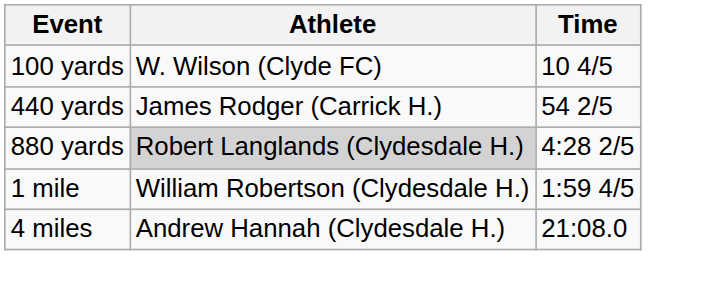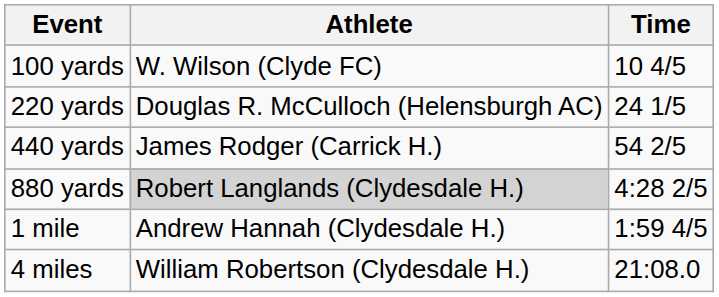+ row: (67, 106)
(333, 188) William Robertson (Clydesdale H.) -> (320, 229) Andrew Hannah (Clydesdale H.)
(320, 229) Andrew Hannah (Clydesdale H.) -> (333, 270) William Robertson (Clydesdale H.)
